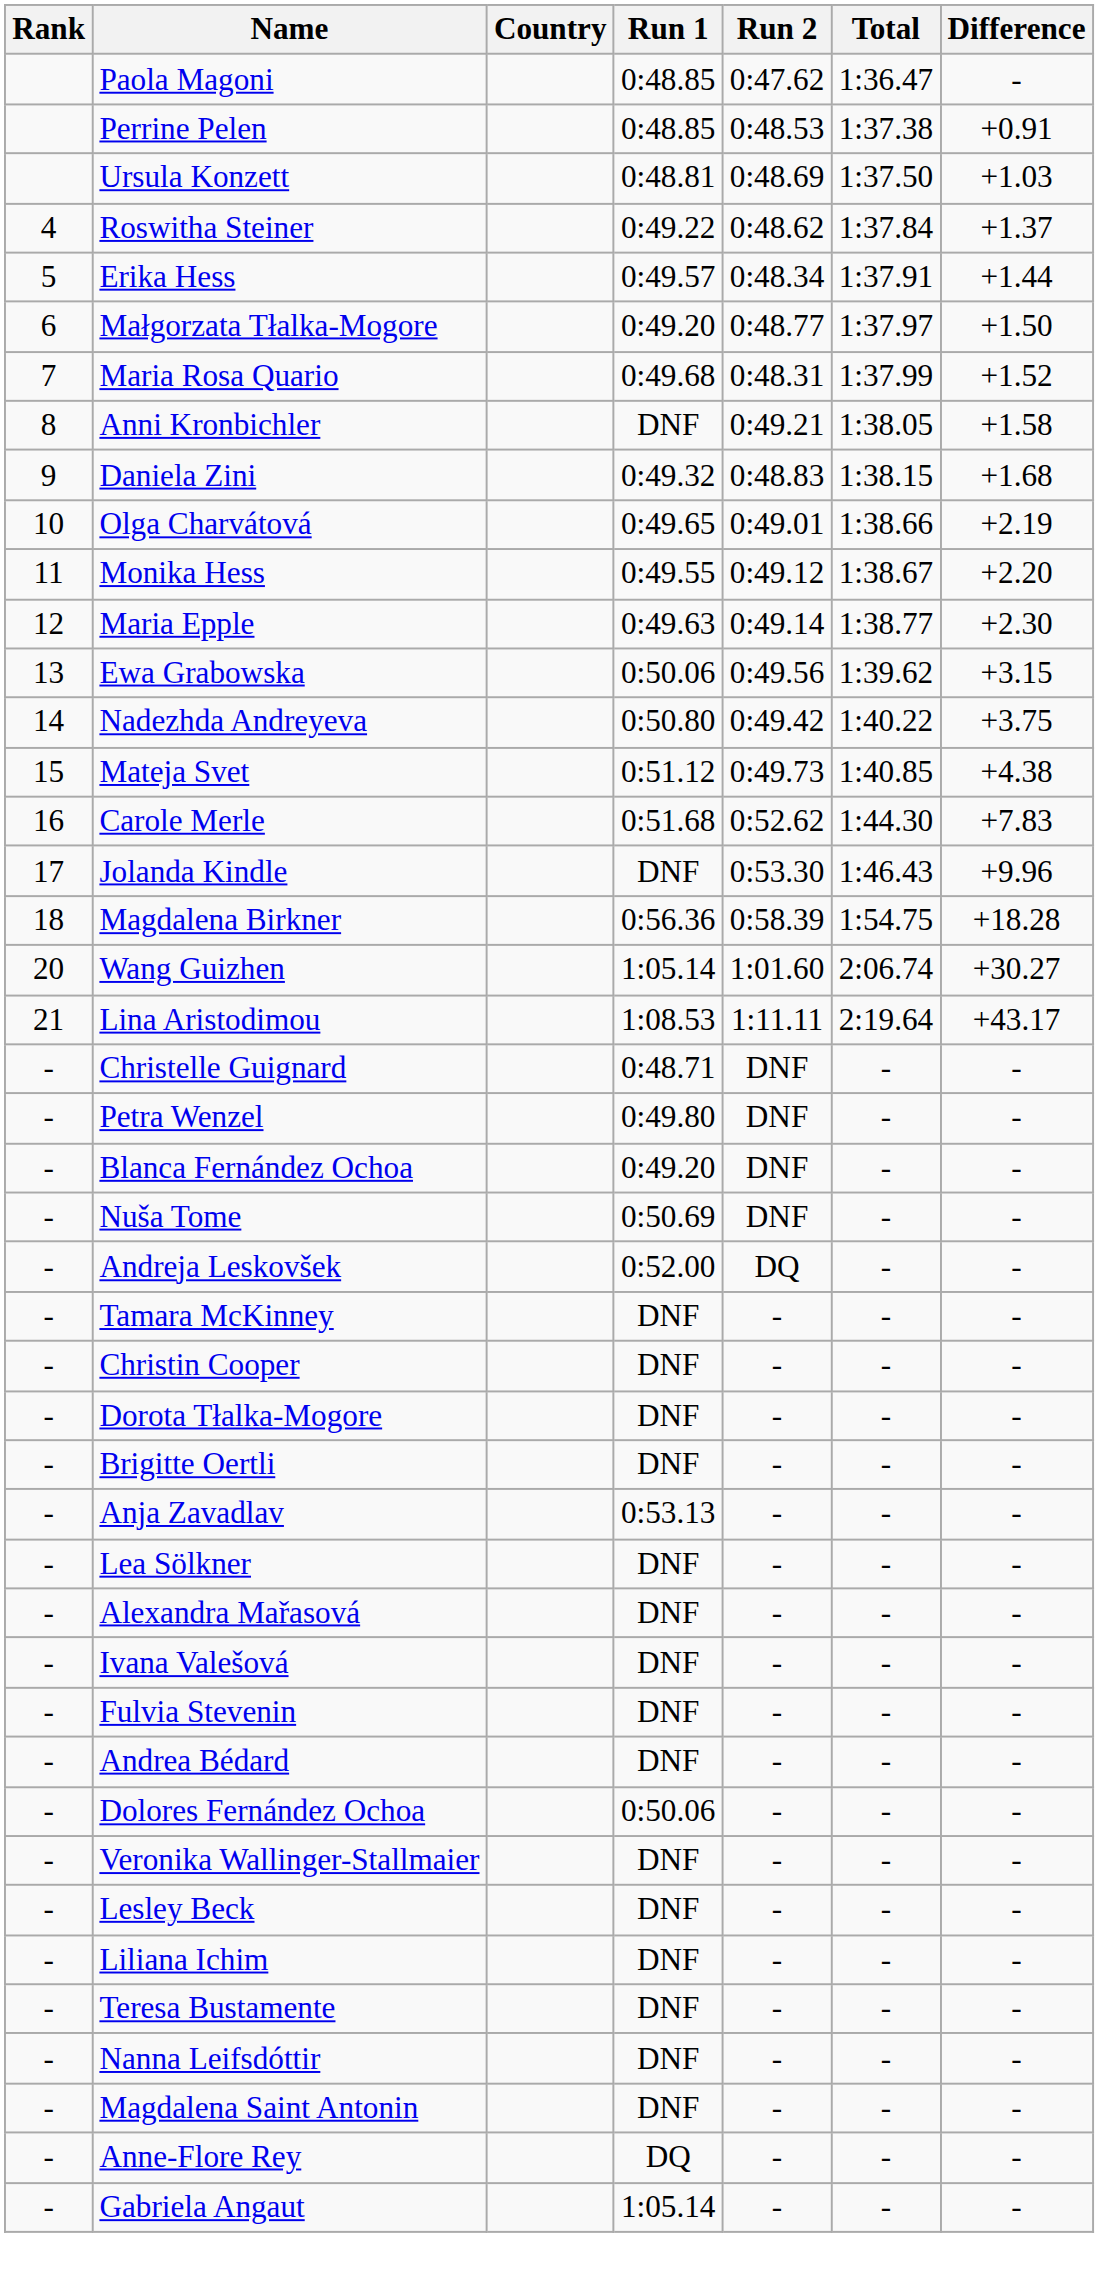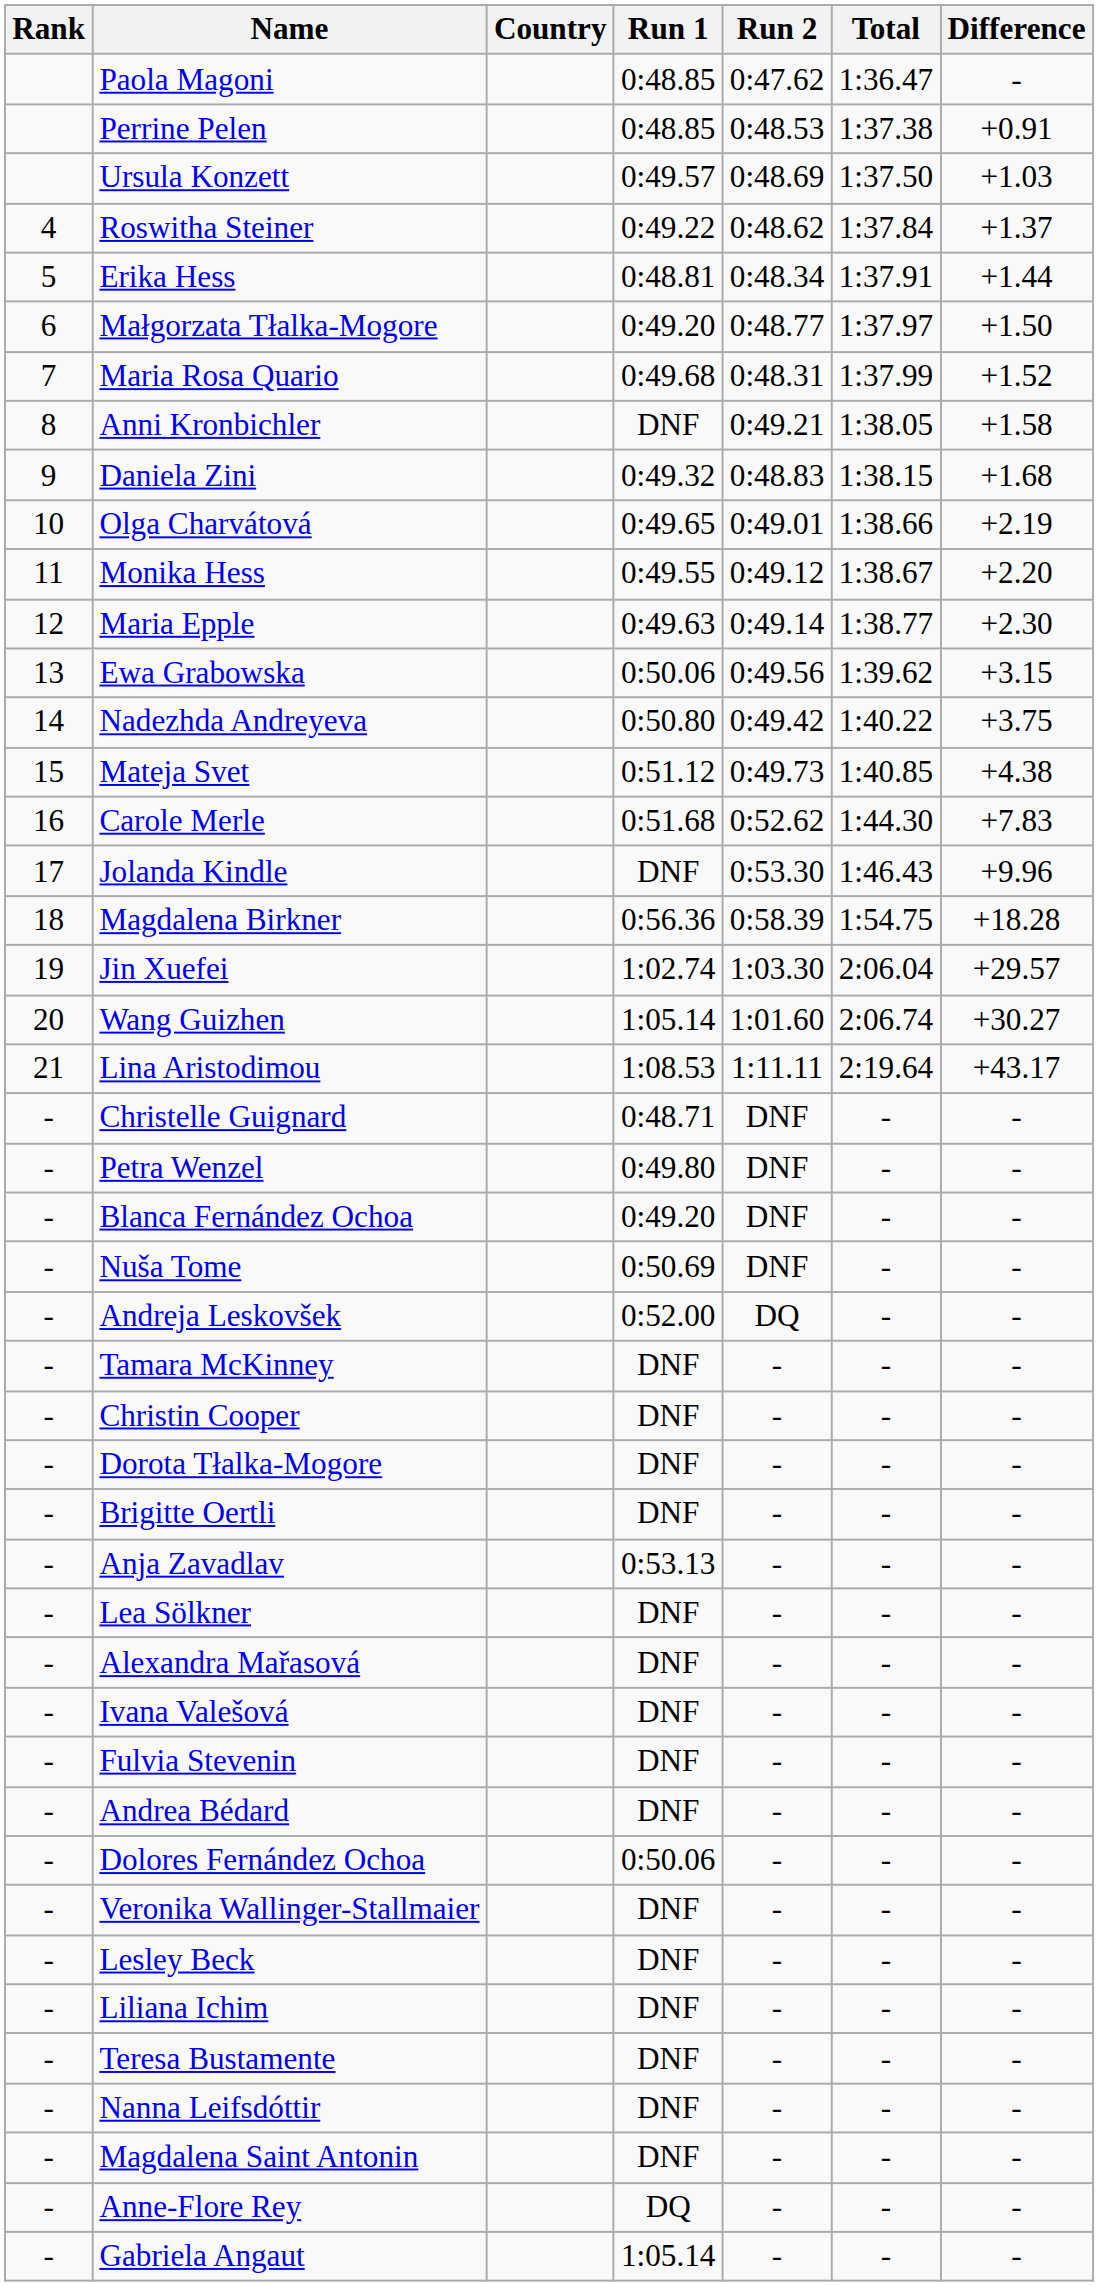(668, 177) 0:48.81 -> (668, 177) 0:49.57
(668, 276) 0:49.57 -> (668, 276) 0:48.81
+ row: (164, 969)
